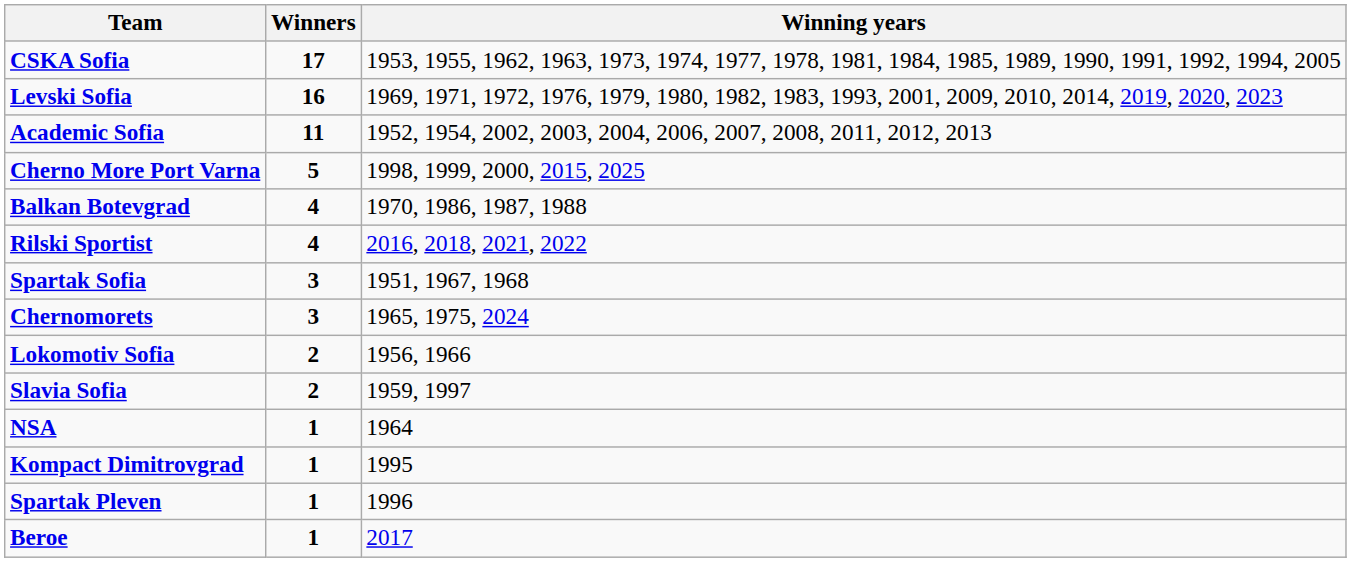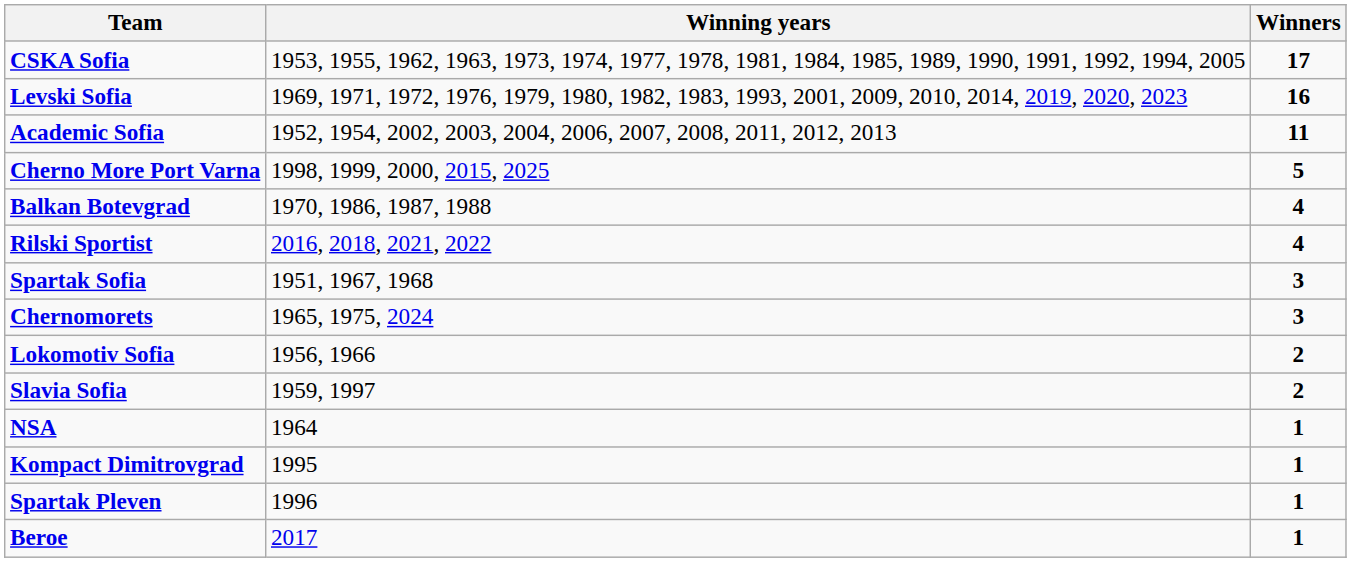columns swapped: (313, 22) <-> (854, 22)
